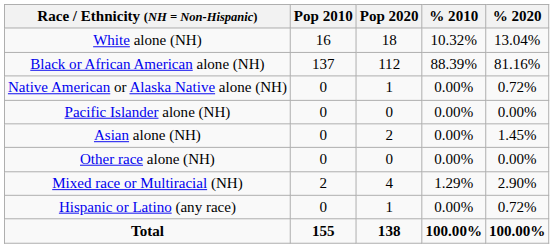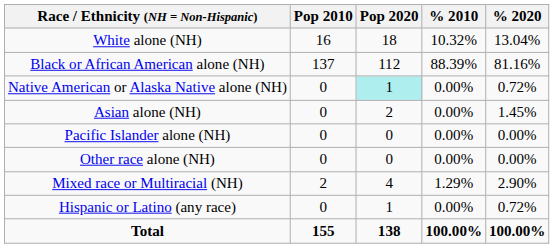(389, 87) no background -> (389, 87) paleturquoise background
rows swapped: (147, 135) <-> (147, 111)
